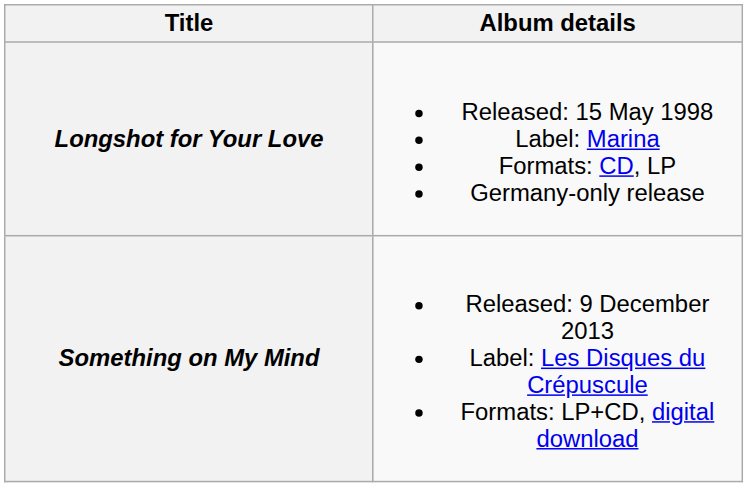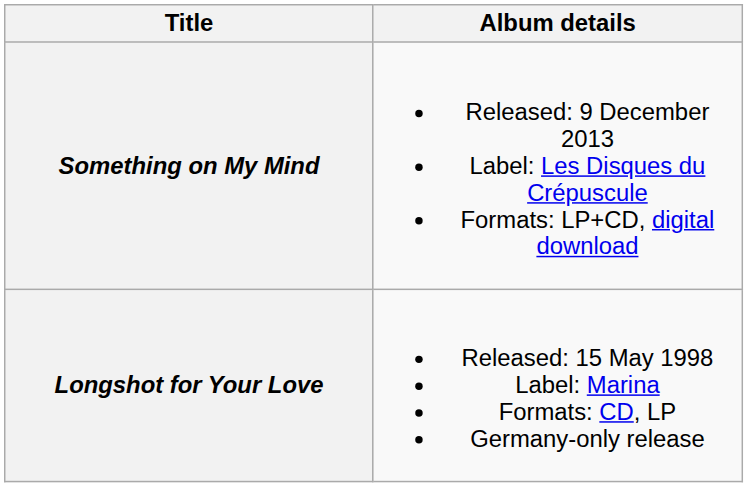rows swapped: (189, 138) <-> (189, 358)
